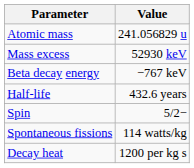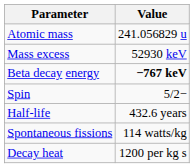(162, 73) normal -> (161, 73) bold
rows swapped: (19, 113) <-> (29, 93)
